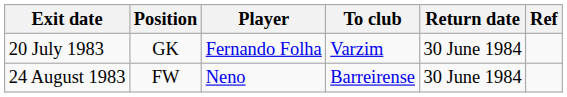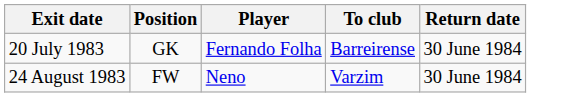- column: (544, 19)
(357, 48) Varzim -> (373, 48) Barreirense
(373, 77) Barreirense -> (357, 77) Varzim
